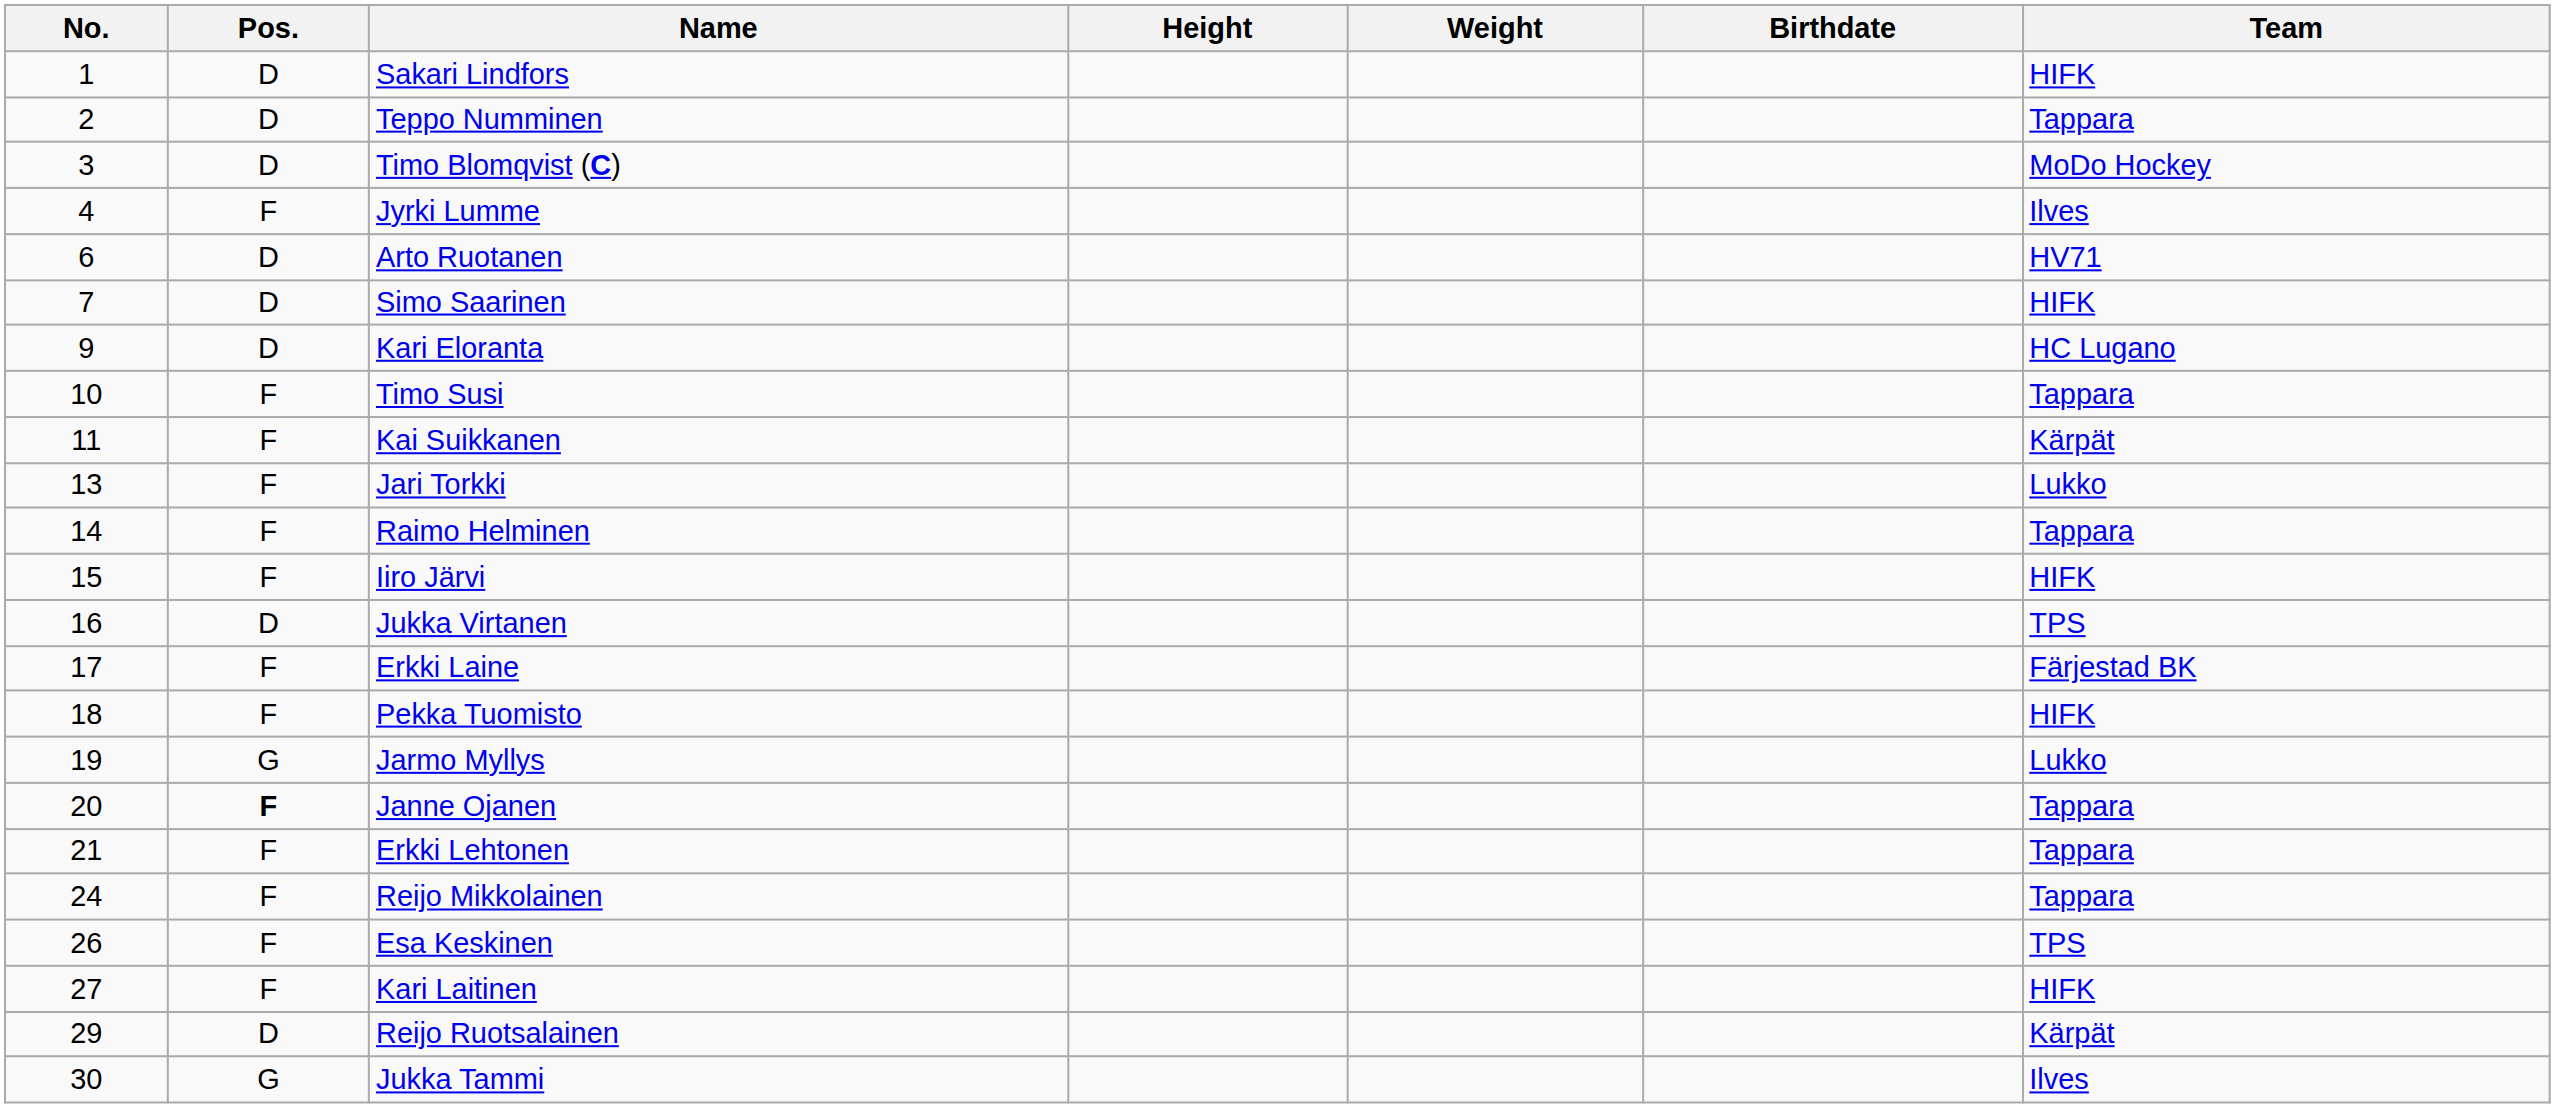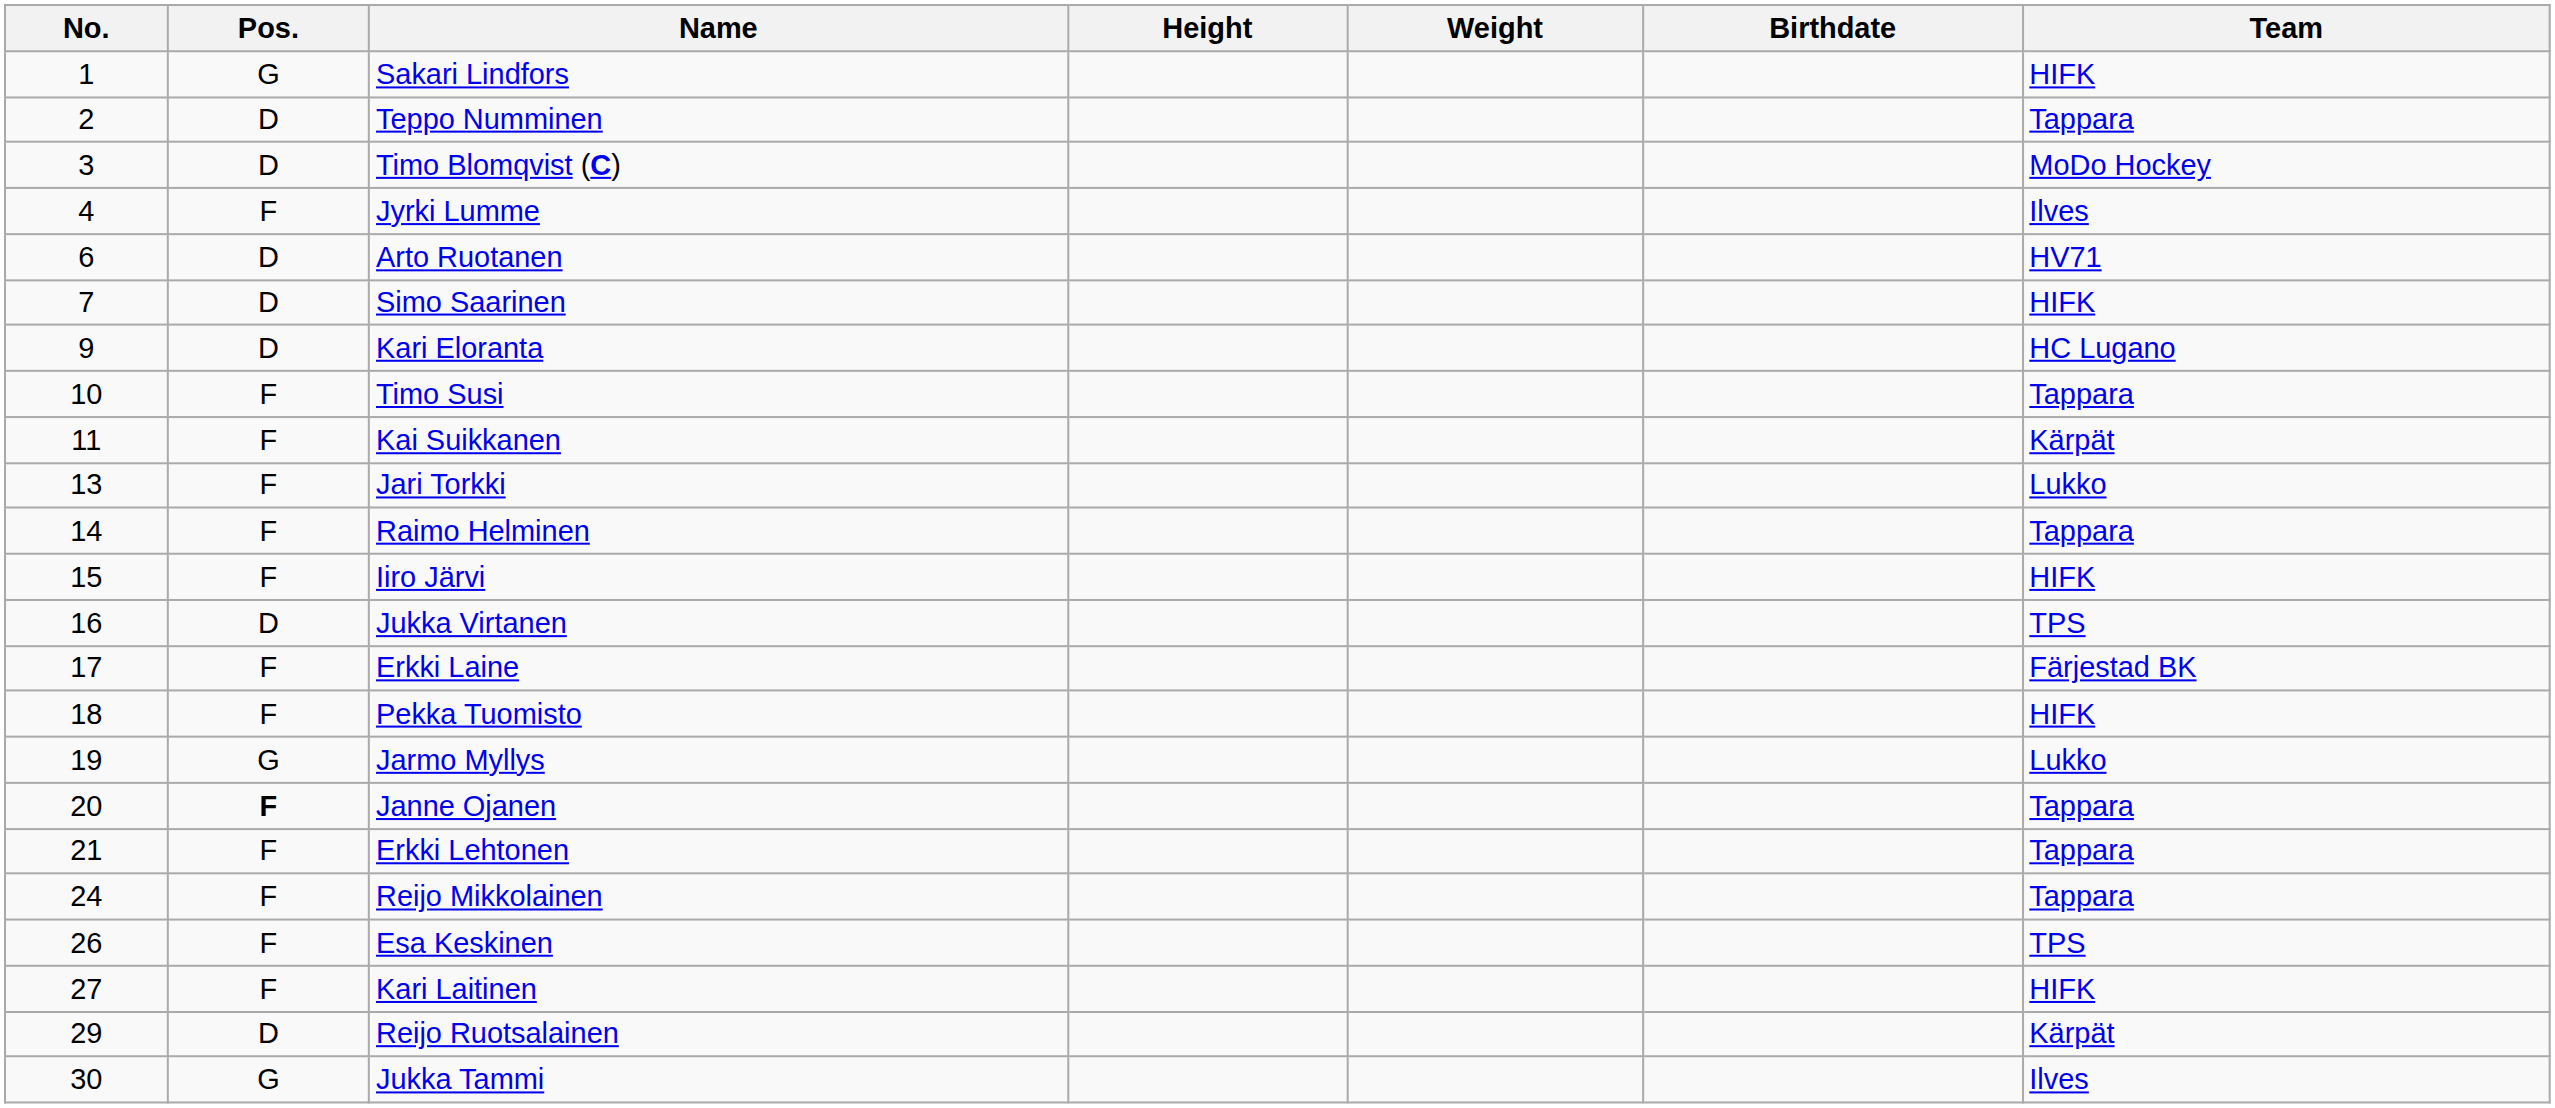(268, 74) D -> (268, 74) G
